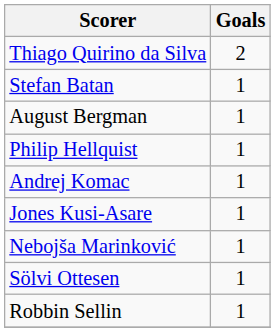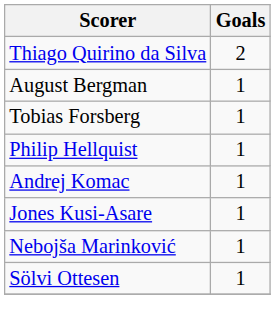- row: (62, 85)
+ row: (75, 117)
- row: (65, 310)
